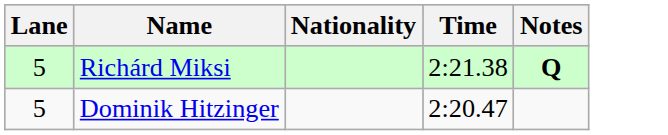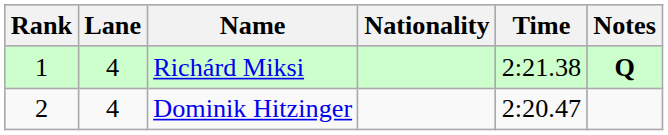+ column: (42, 25)
(39, 66) 5 -> (113, 66) 4
(39, 108) 5 -> (113, 108) 4
